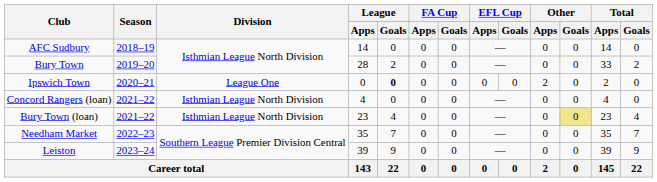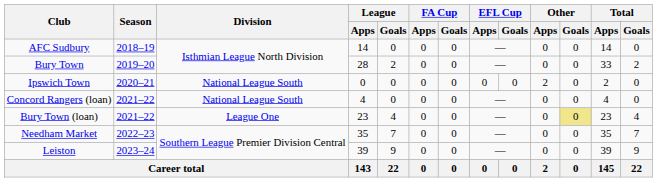(253, 82) League One -> (253, 82) National League South
(393, 82) bold -> (393, 82) normal
(253, 99) Isthmian League North Division -> (253, 99) National League South
(253, 116) Isthmian League North Division -> (253, 116) League One
